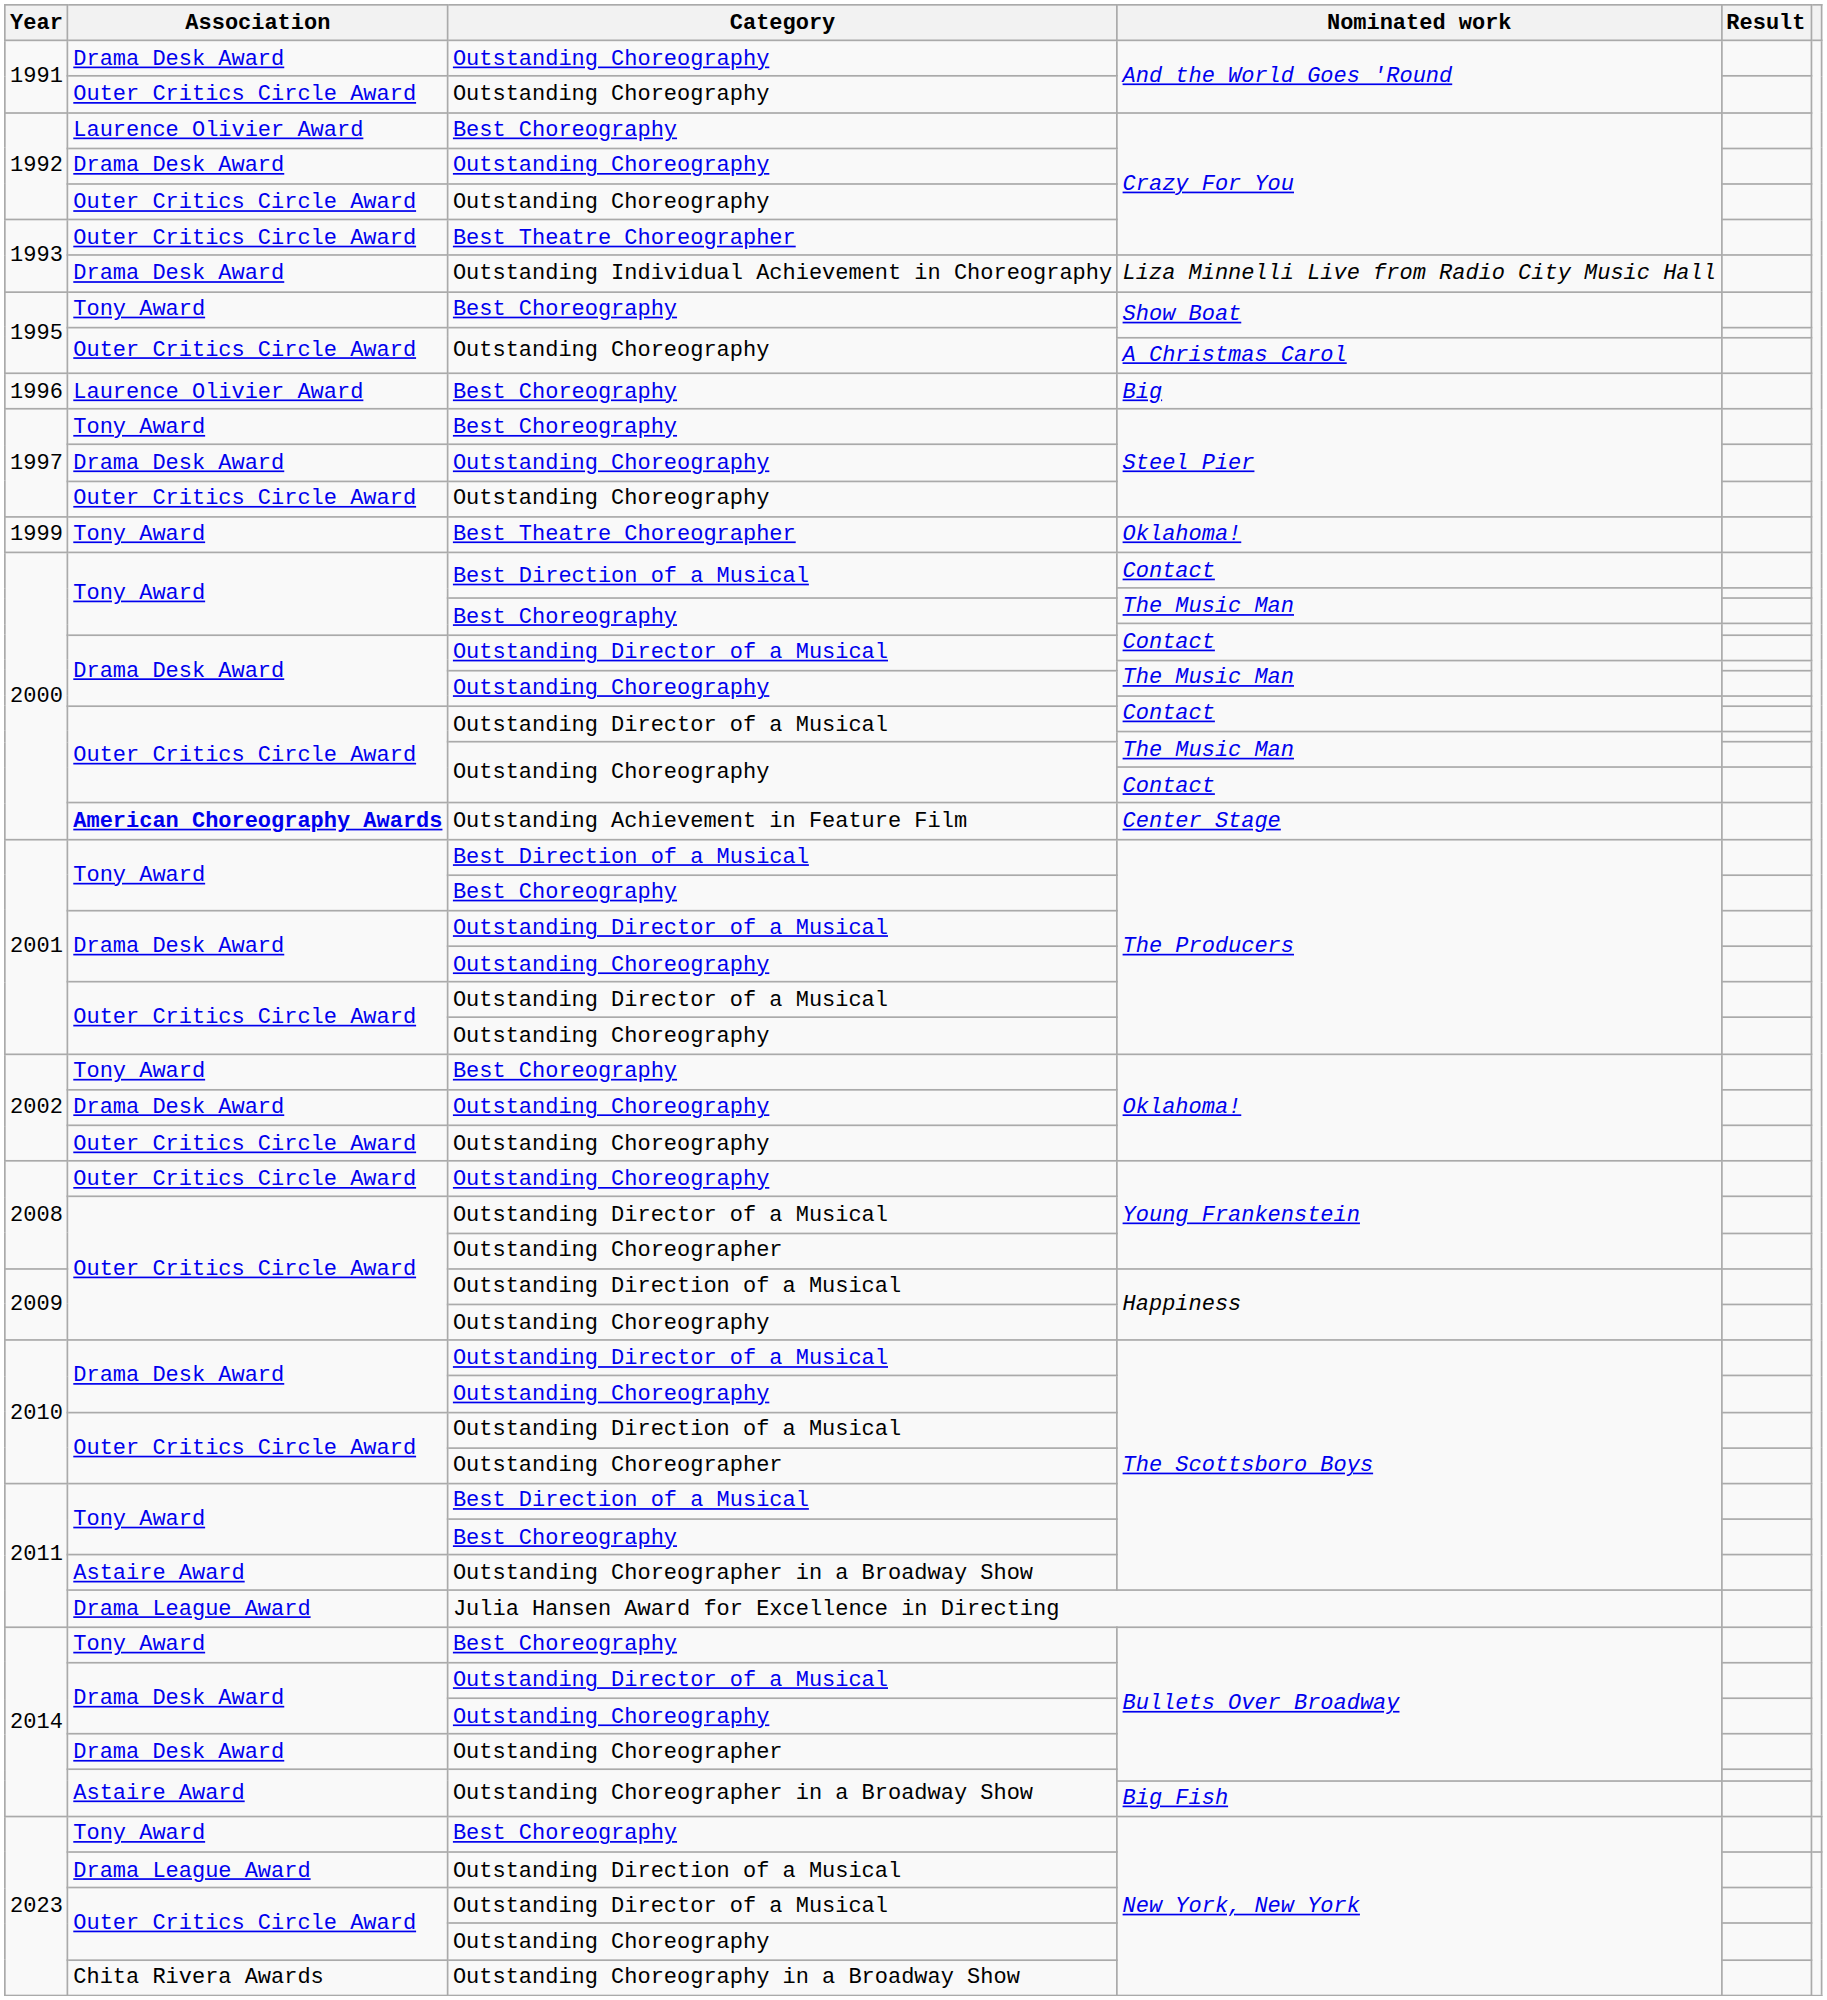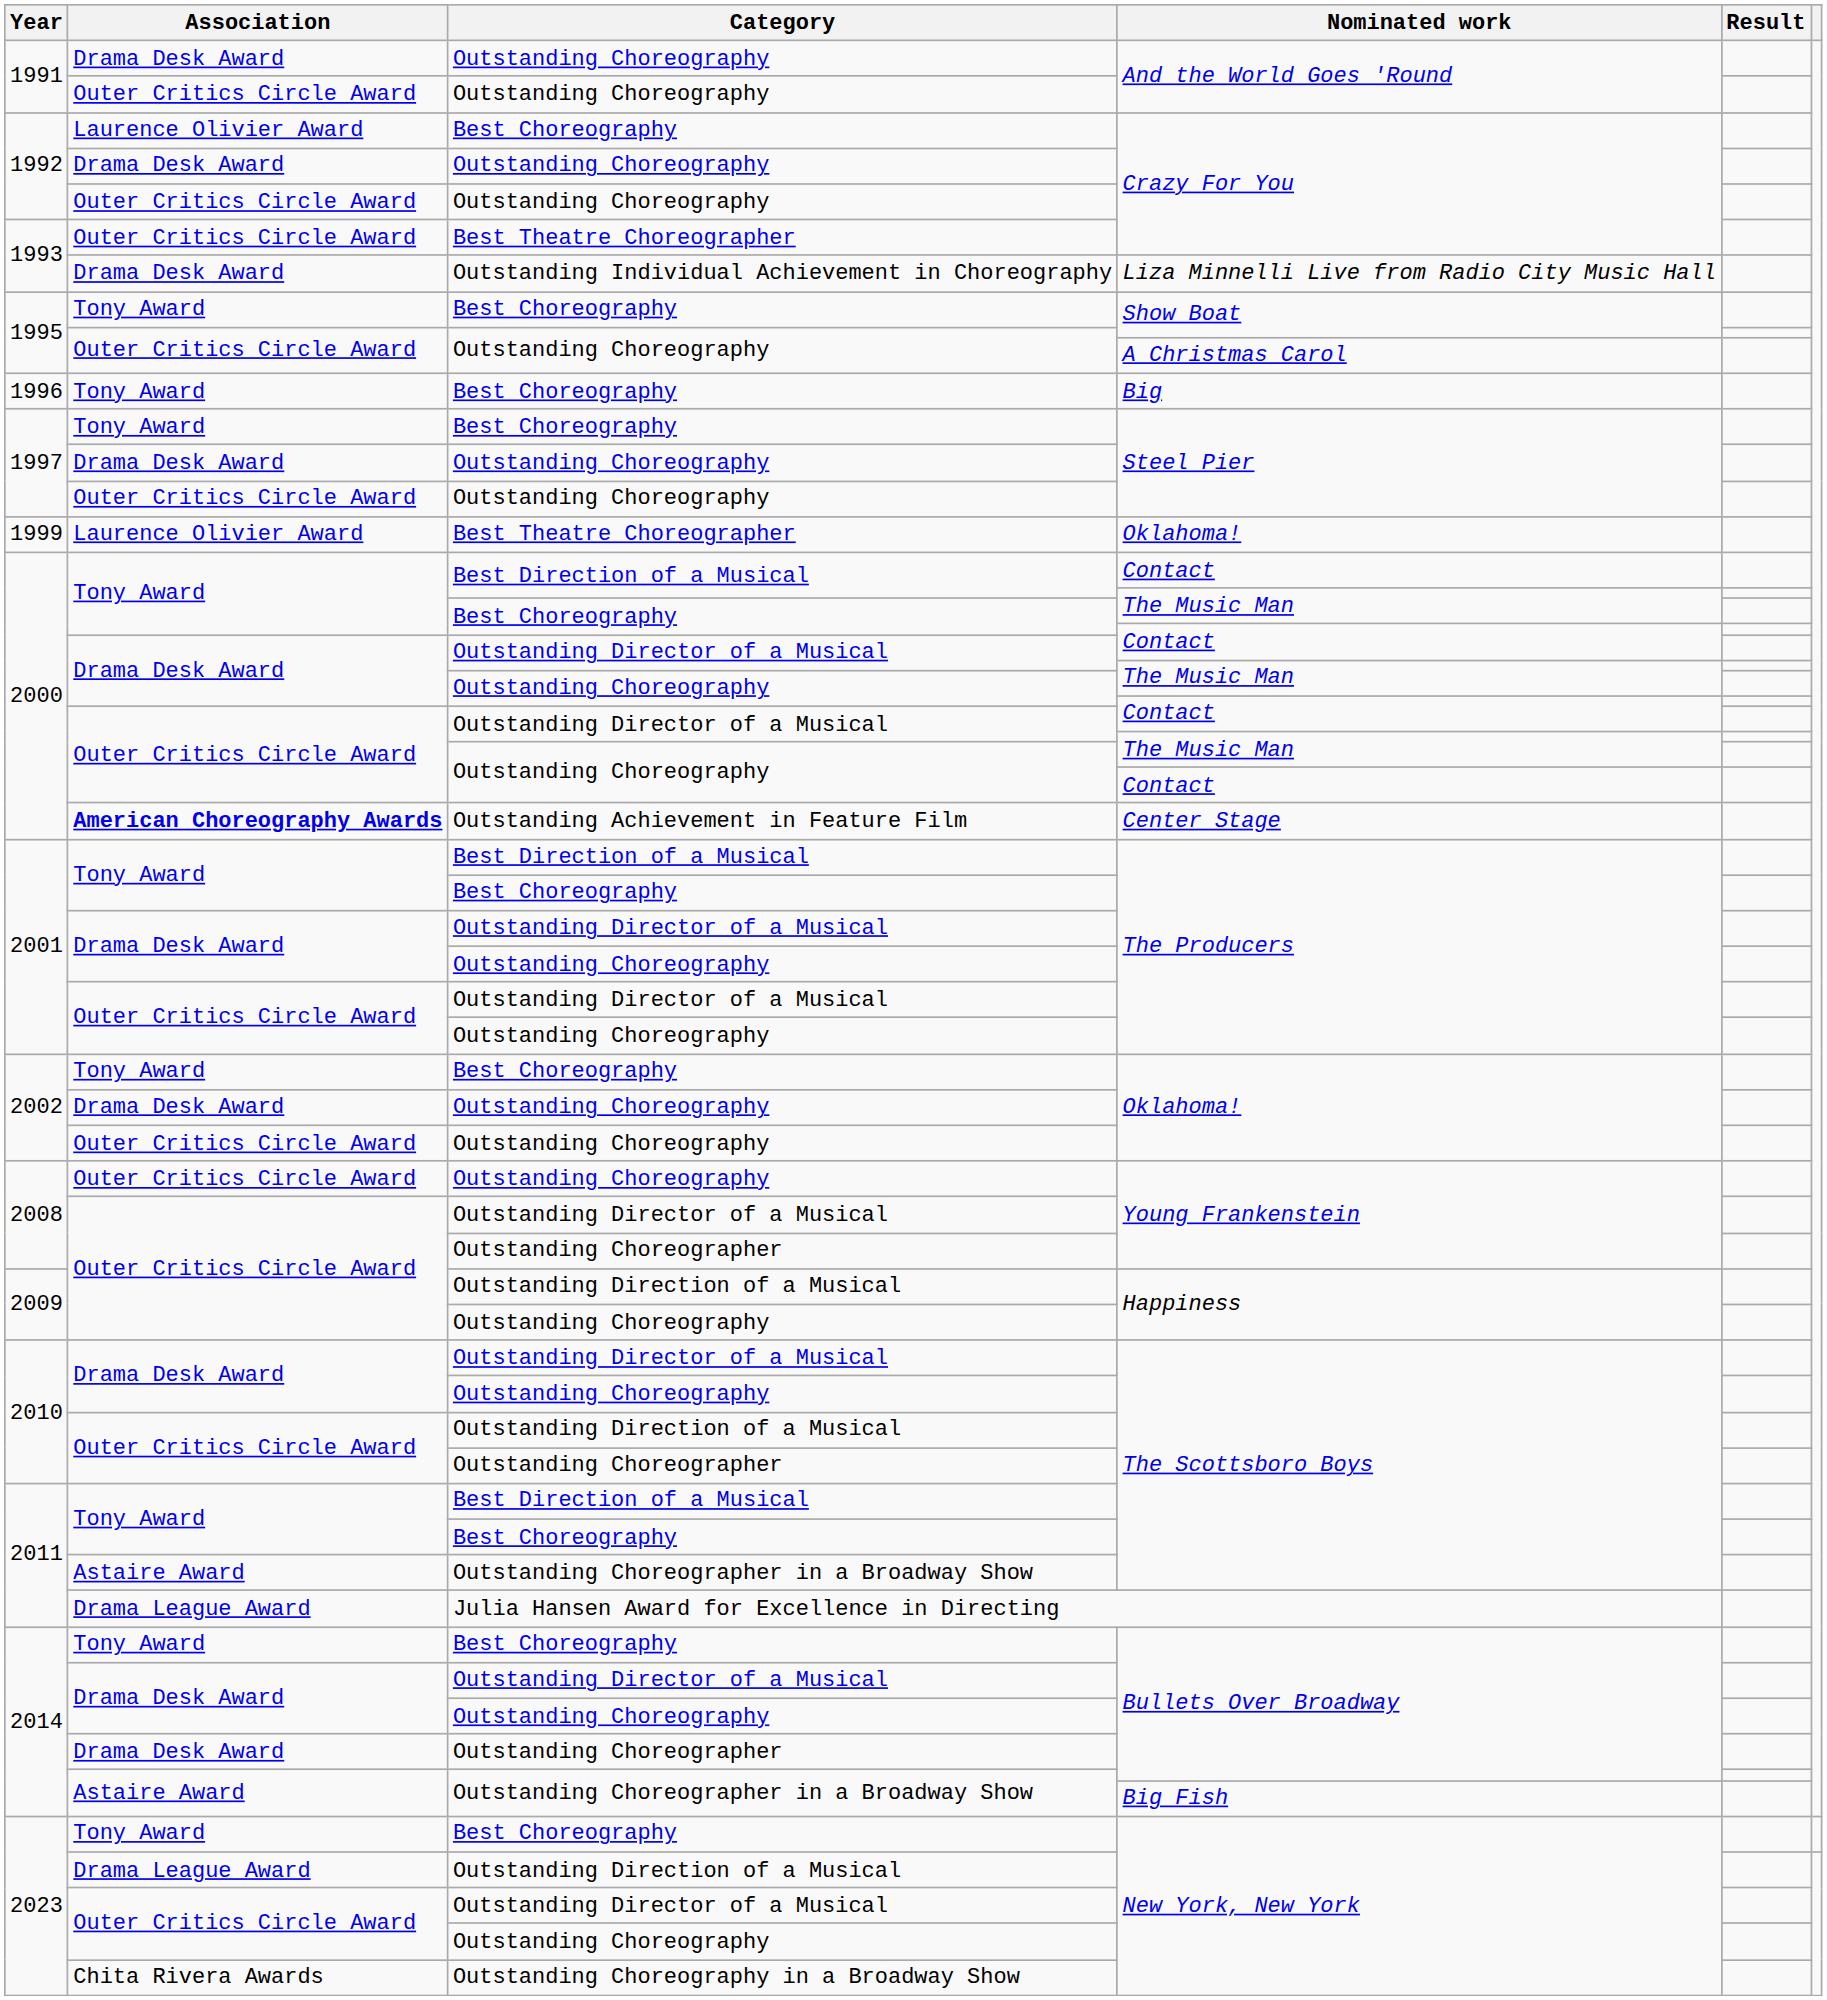(218, 391) Laurence Olivier Award -> (139, 391) Tony Award
(139, 535) Tony Award -> (218, 535) Laurence Olivier Award
